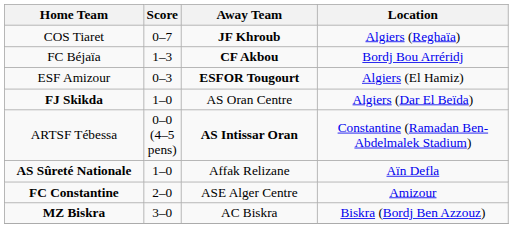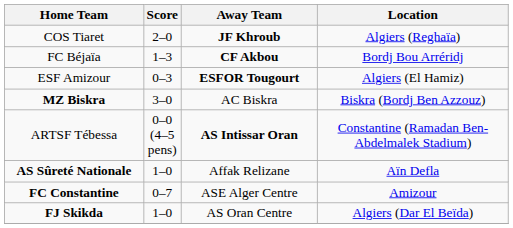(162, 36) 0–7 -> (162, 36) 2–0
rows swapped: (74, 99) <-> (74, 213)
(162, 192) 2–0 -> (162, 192) 0–7
